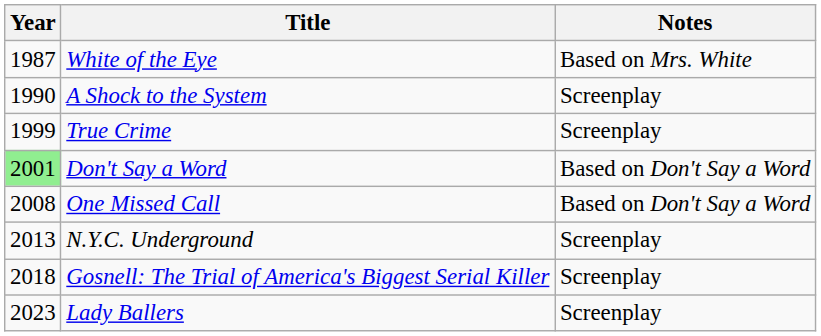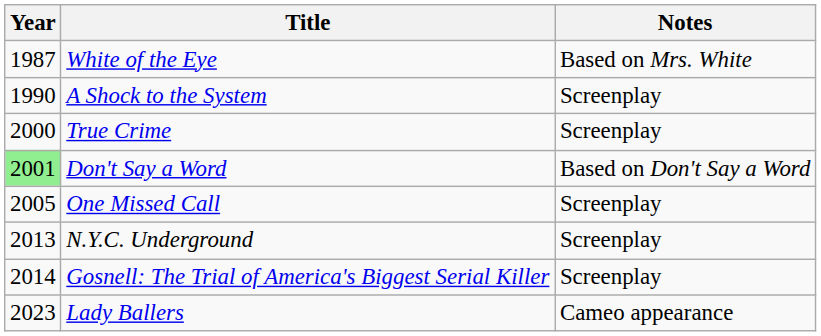(33, 131) 1999 -> (33, 131) 2000
(33, 204) 2008 -> (33, 204) 2005
(685, 204) Based on Don't Say a Word -> (611, 204) Screenplay
(33, 276) 2018 -> (33, 276) 2014
(611, 312) Screenplay -> (647, 312) Cameo appearance
